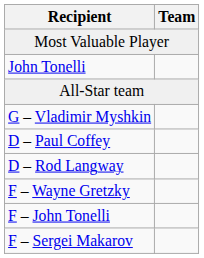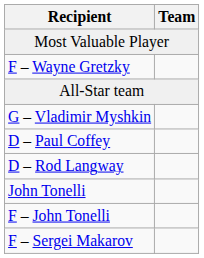rows swapped: (47, 66) <-> (69, 191)
